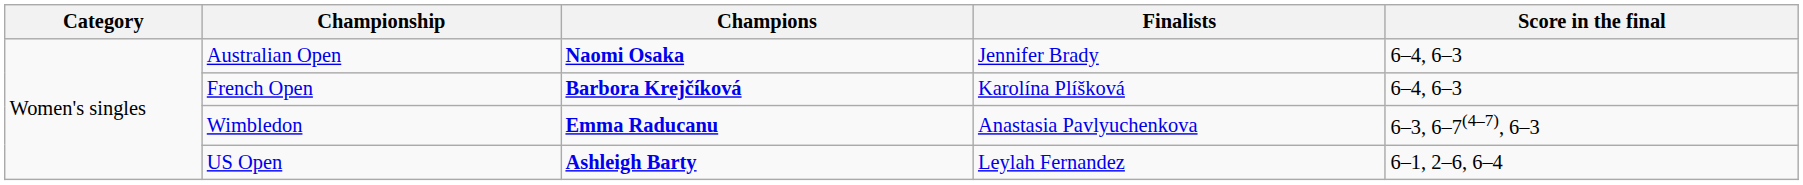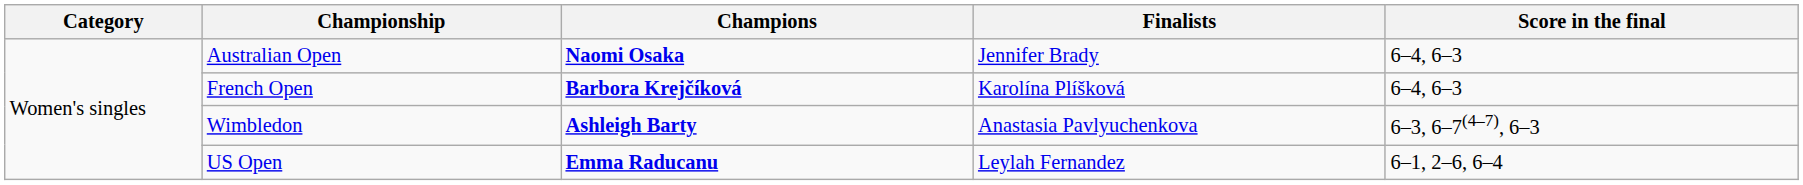(642, 125) Emma Raducanu -> (631, 125) Ashleigh Barty
(631, 162) Ashleigh Barty -> (642, 162) Emma Raducanu
